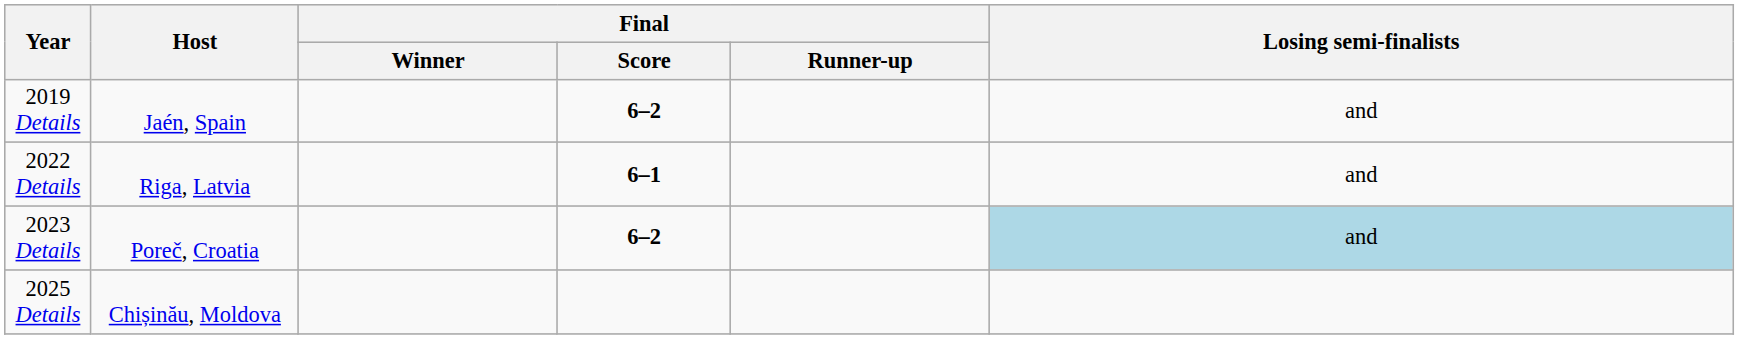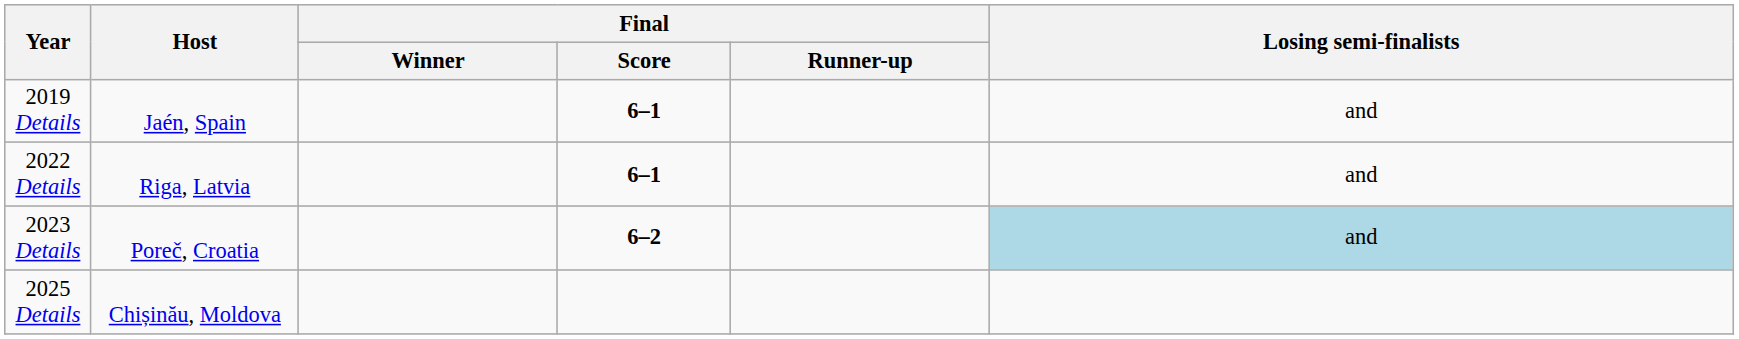(644, 110) 6–2 -> (644, 110) 6–1
